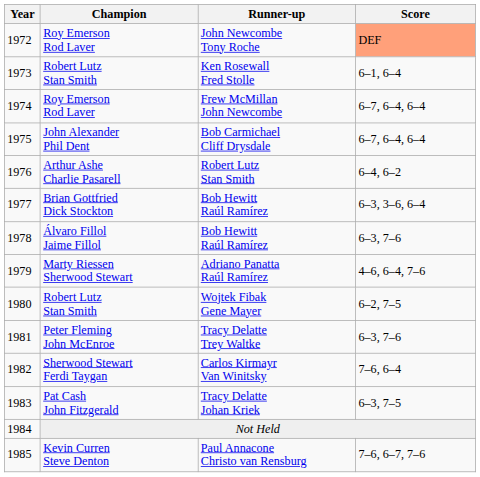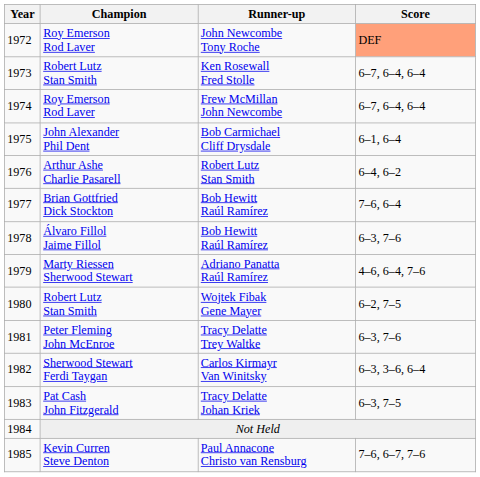(380, 73) 6–1, 6–4 -> (392, 73) 6–7, 6–4, 6–4
(392, 139) 6–7, 6–4, 6–4 -> (380, 139) 6–1, 6–4
(392, 205) 6–3, 3–6, 6–4 -> (380, 205) 7–6, 6–4
(380, 369) 7–6, 6–4 -> (392, 369) 6–3, 3–6, 6–4
